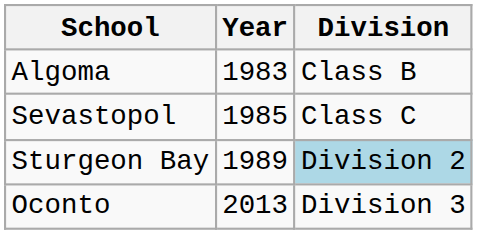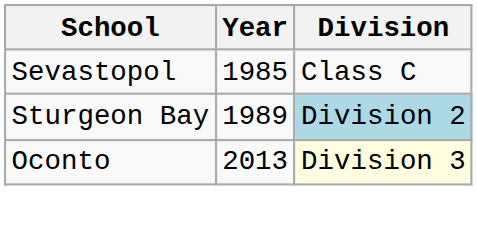- row: (61, 72)
(383, 206) no background -> (383, 162) lightyellow background
